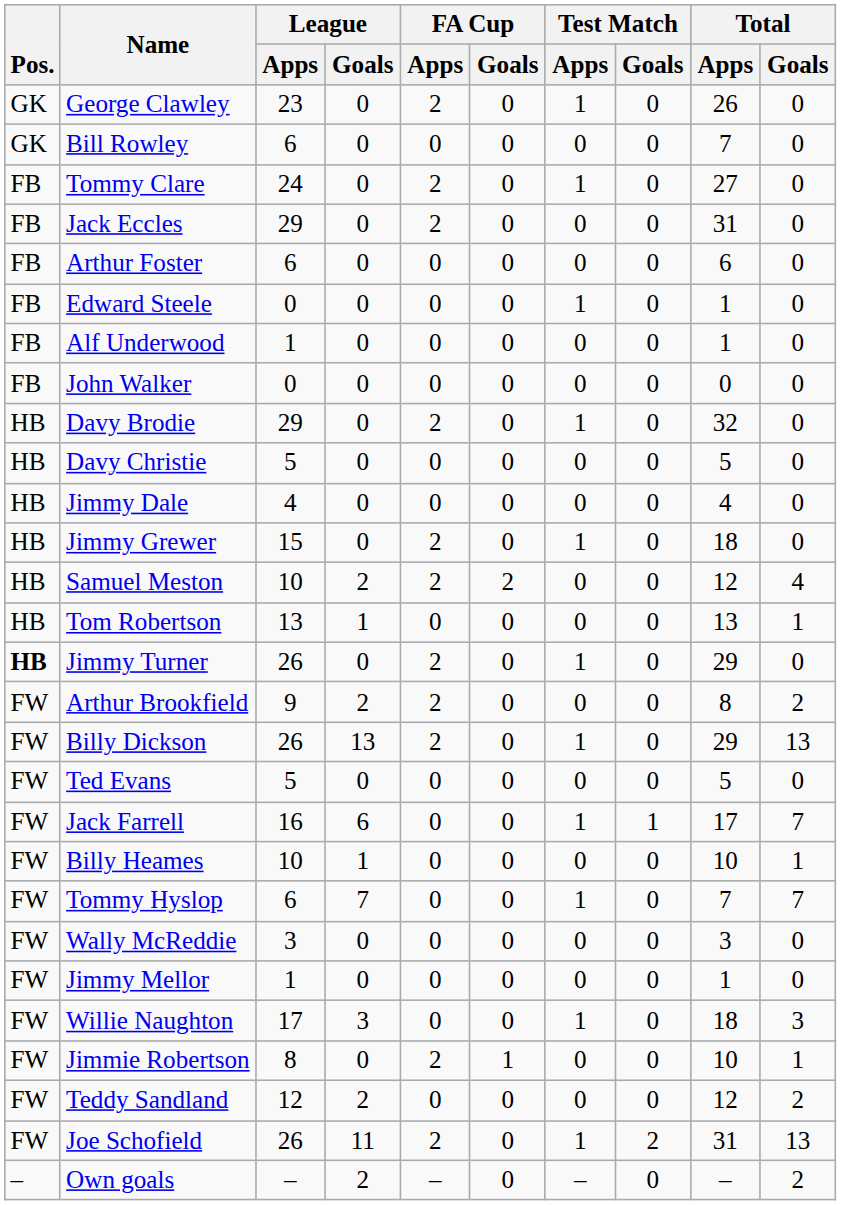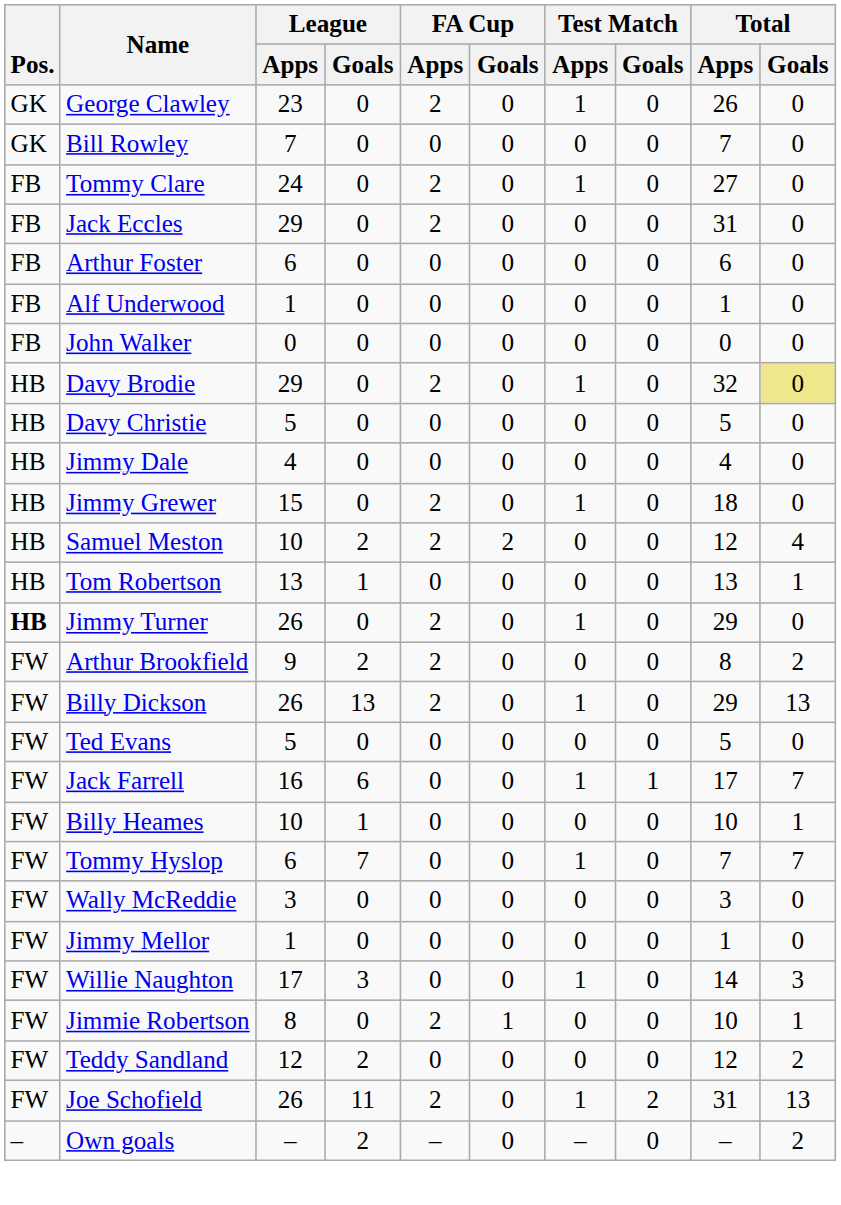(290, 143) 6 -> (290, 143) 7
- row: (139, 303)
(798, 422) no background -> (798, 382) khaki background
(725, 1020) 18 -> (725, 980) 14
